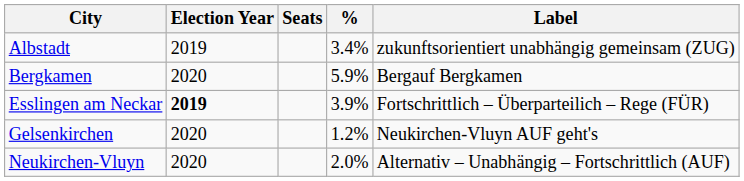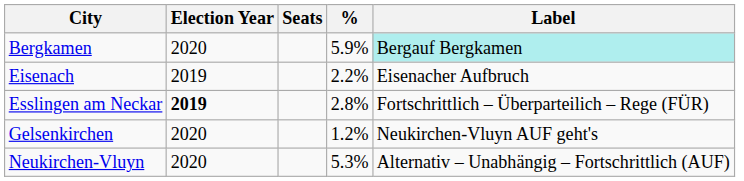- row: (39, 47)
(450, 76) no background -> (450, 47) paleturquoise background
+ row: (41, 76)
(350, 104) 3.9% -> (350, 104) 2.8%
(350, 162) 2.0% -> (350, 162) 5.3%
